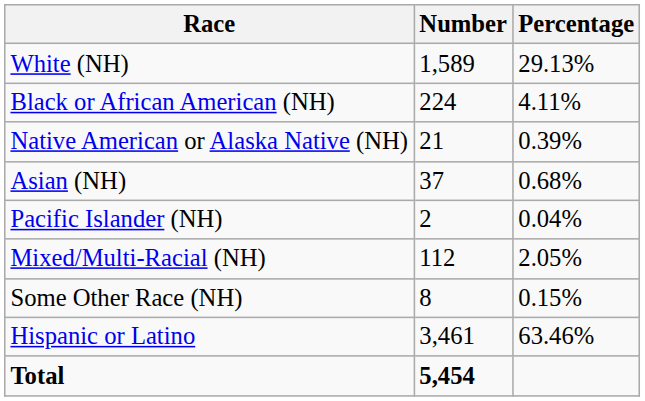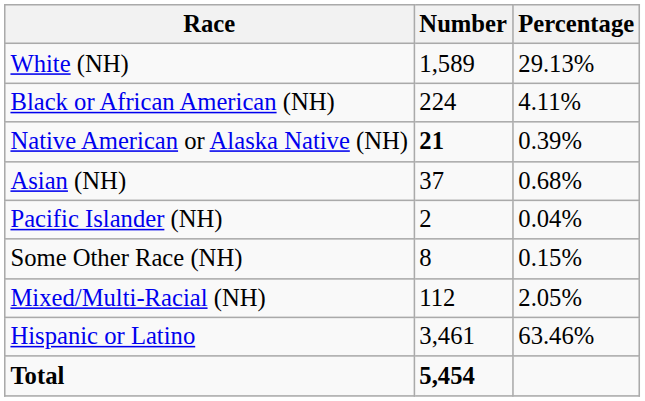(432, 141) normal -> (432, 141) bold
rows swapped: (126, 297) <-> (138, 258)
